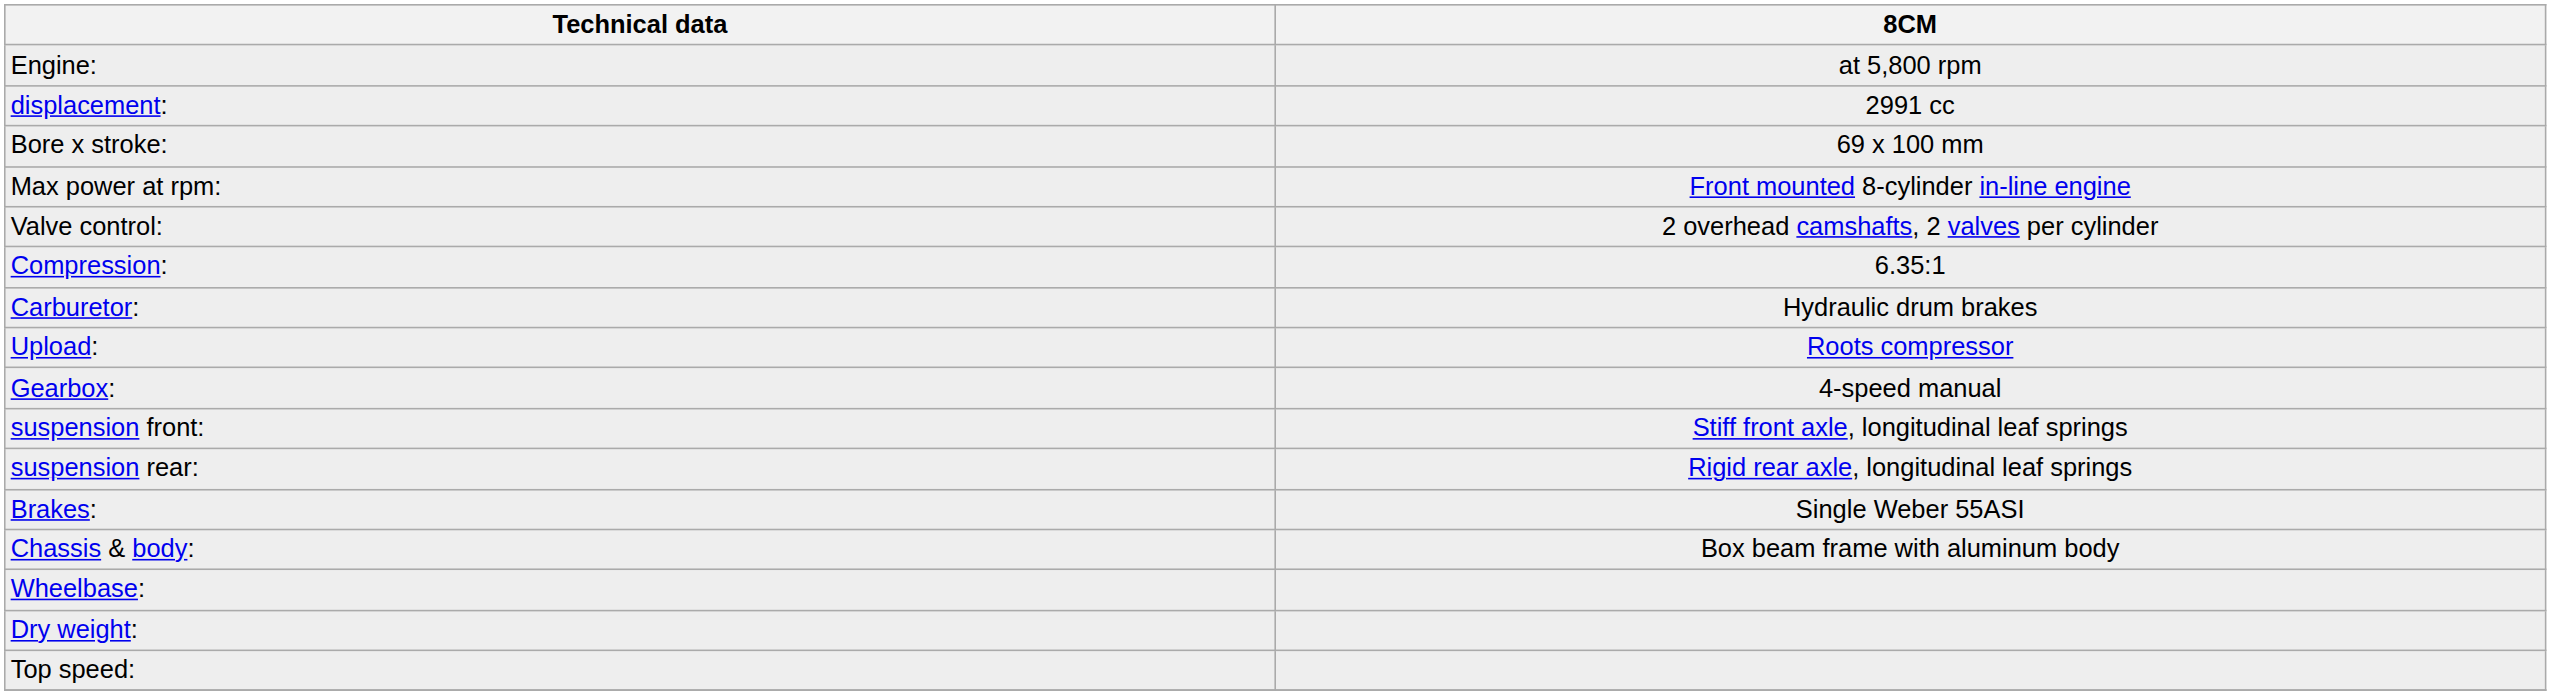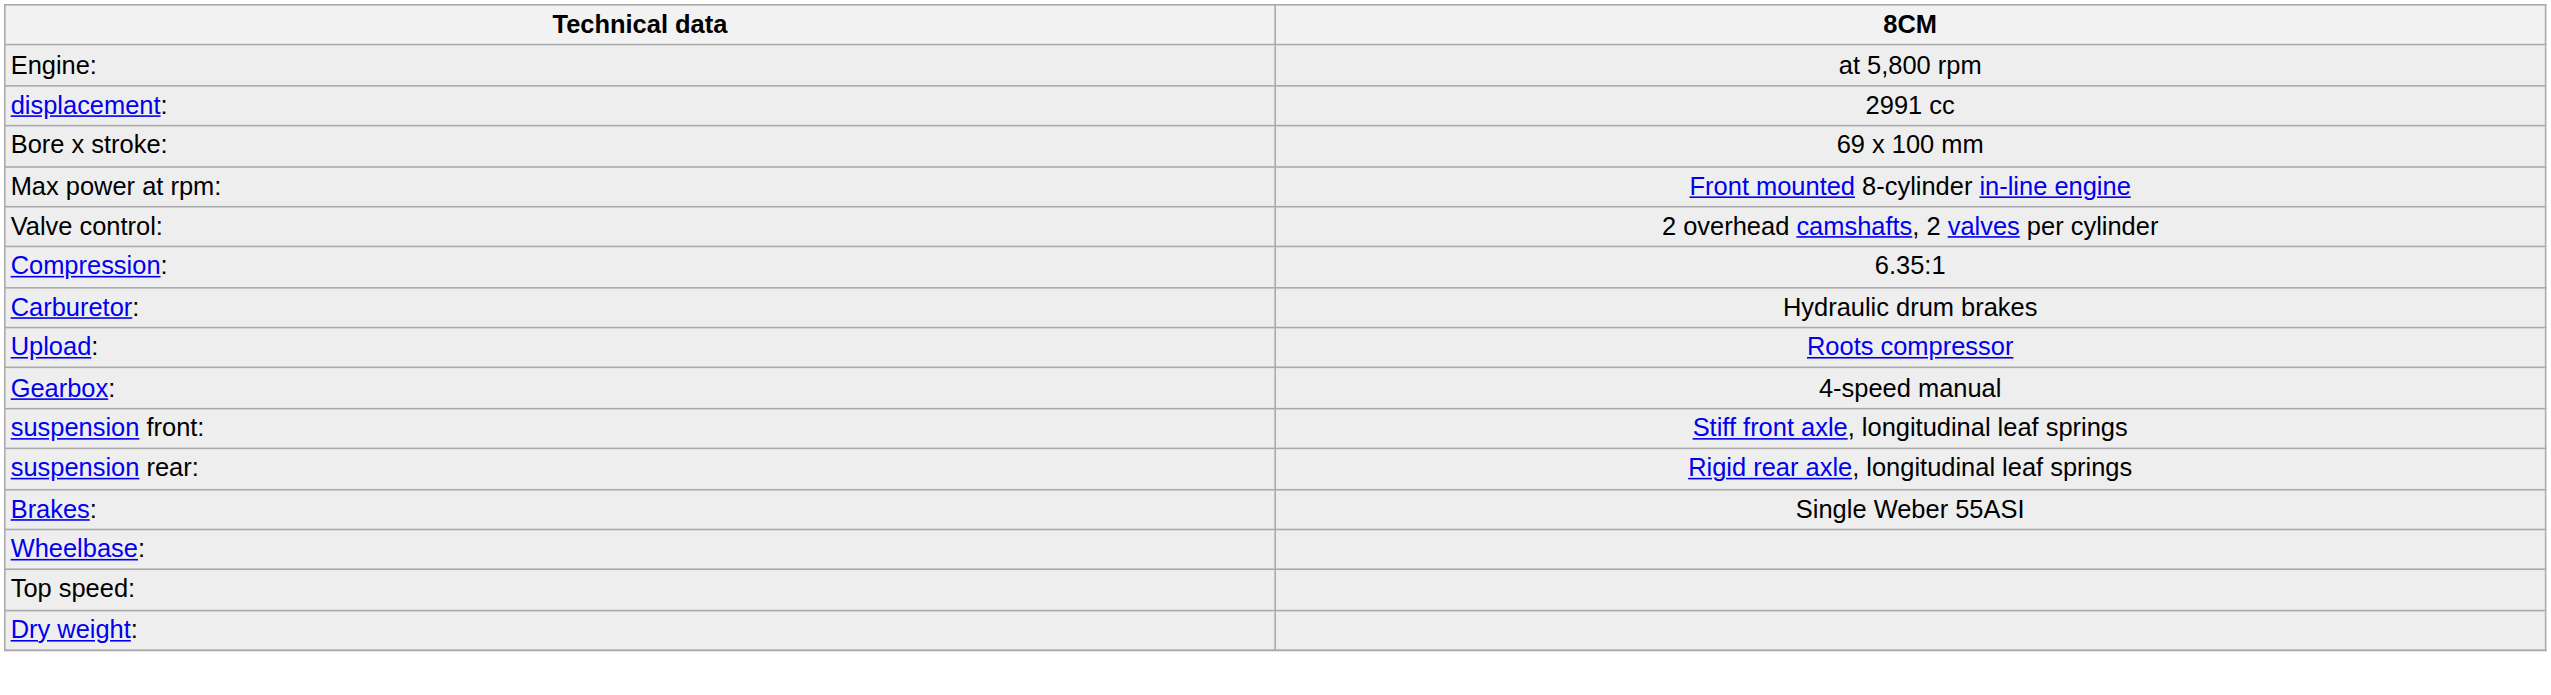- row: (106, 549)
rows swapped: (78, 629) <-> (76, 670)
